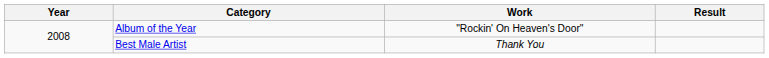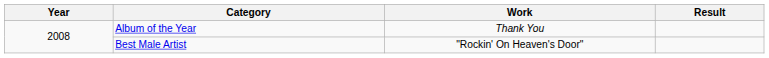(520, 28) "Rockin' On Heaven's Door" -> (520, 28) Thank You
(520, 45) Thank You -> (520, 45) "Rockin' On Heaven's Door"
